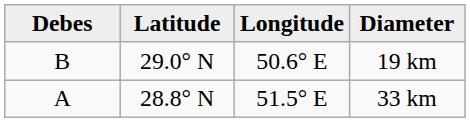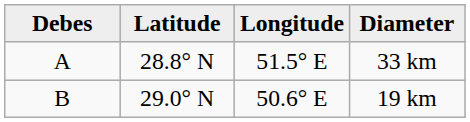rows swapped: (407, 98) <-> (407, 60)
